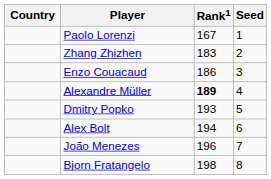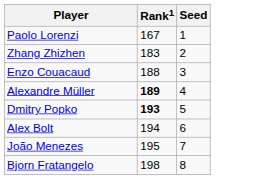- column: (33, 15)
(206, 72) 186 -> (150, 72) 188
(206, 109) normal -> (150, 109) bold
(206, 146) 196 -> (150, 146) 195
